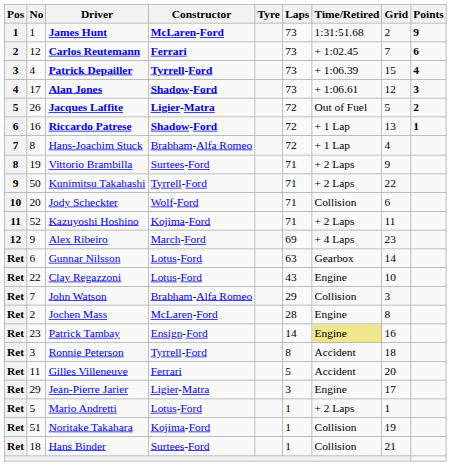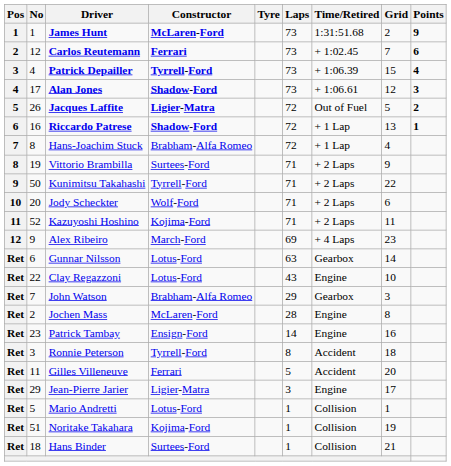(335, 202) Collision -> (335, 202) + 2 Laps
(335, 296) Collision -> (334, 296) Gearbox
(331, 333) khaki background -> (331, 333) no background
(335, 408) + 2 Laps -> (335, 408) Collision
